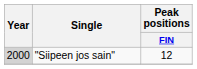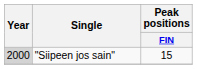(167, 55) 12 -> (167, 55) 15
